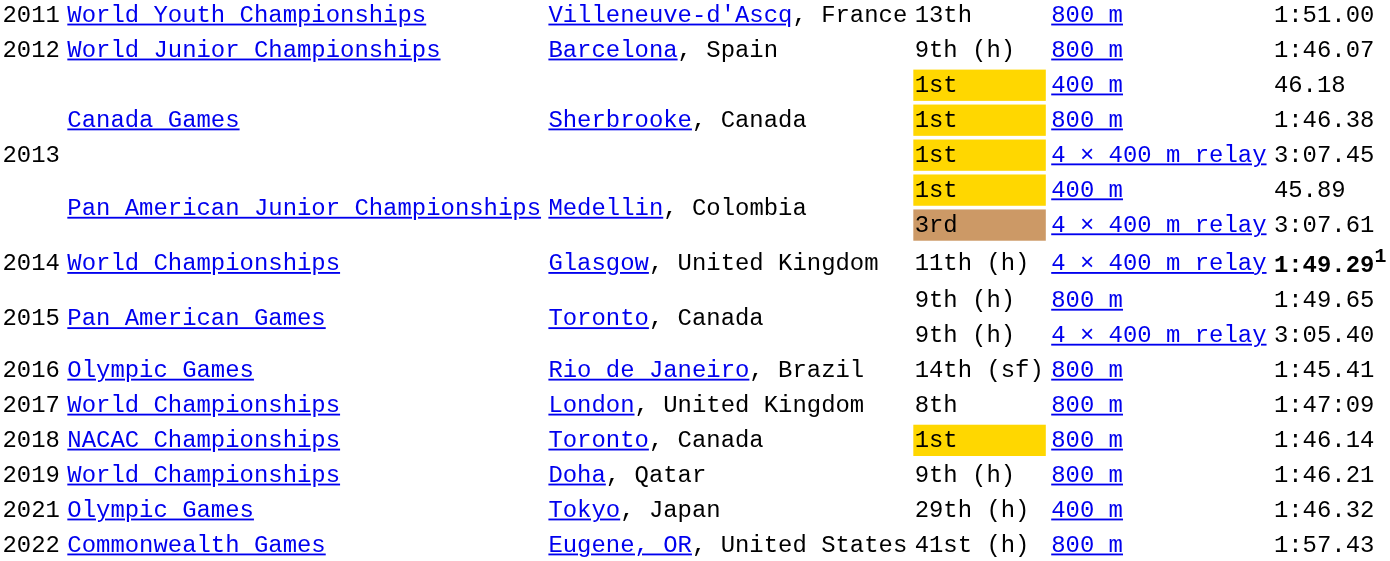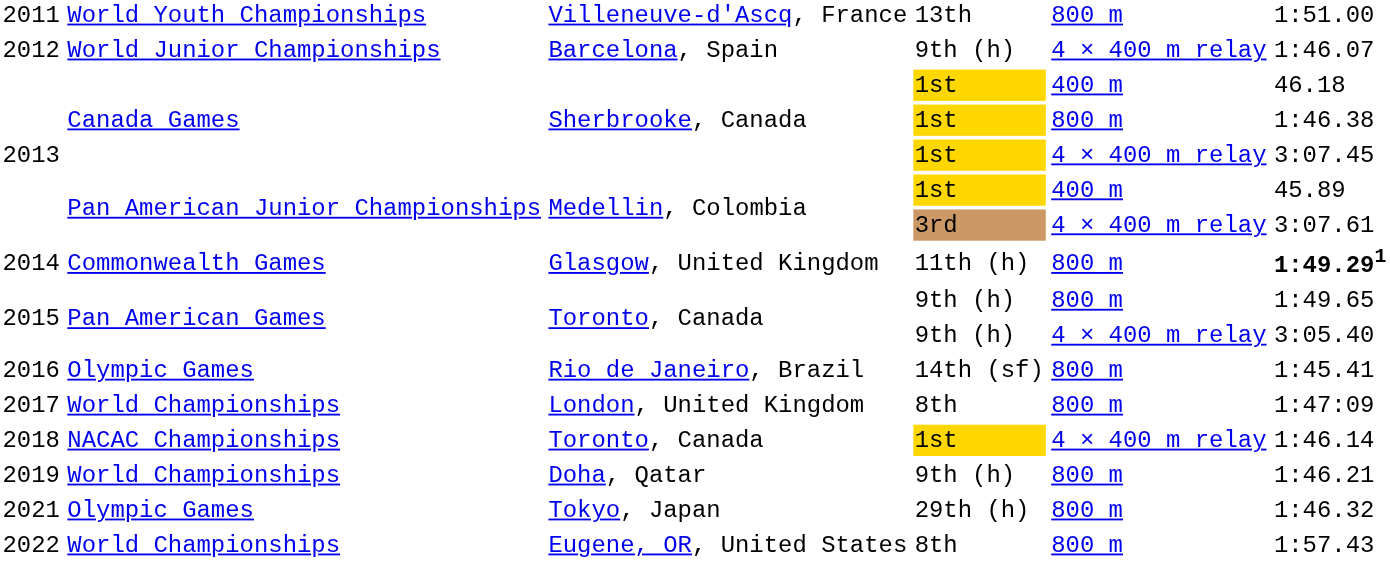(1087, 50) 800 m -> (1159, 50) 4 × 400 m relay
(204, 263) World Championships -> (197, 263) Commonwealth Games
(1159, 263) 4 × 400 m relay -> (1087, 263) 800 m
(1087, 441) 800 m -> (1159, 441) 4 × 400 m relay
(1087, 511) 400 m -> (1087, 511) 800 m
(197, 546) Commonwealth Games -> (204, 546) World Championships
(972, 546) 41st (h) -> (936, 546) 8th
